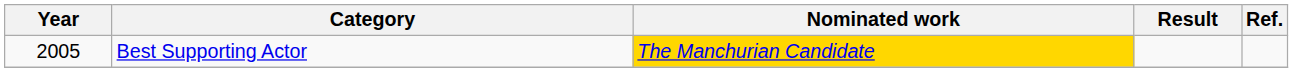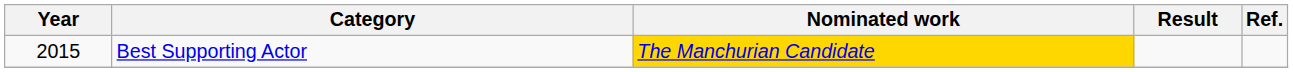(58, 51) 2005 -> (58, 51) 2015
